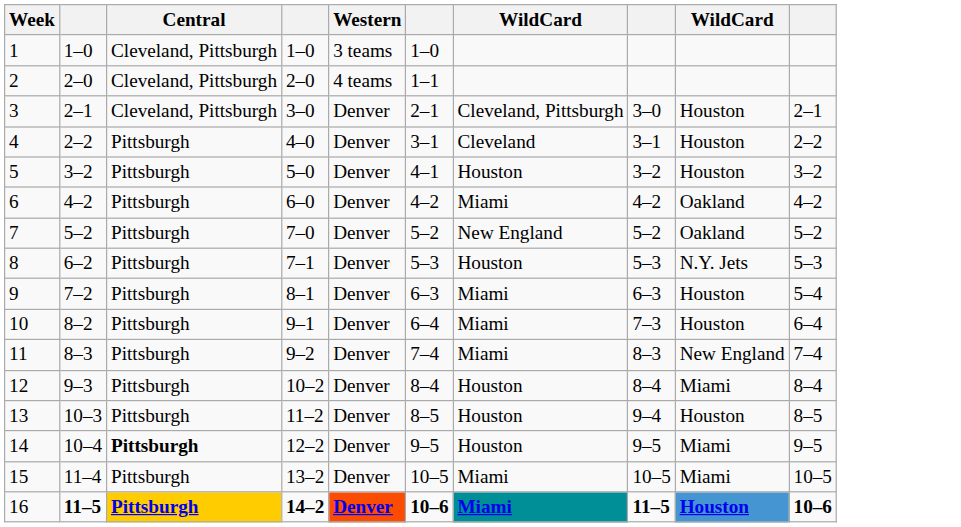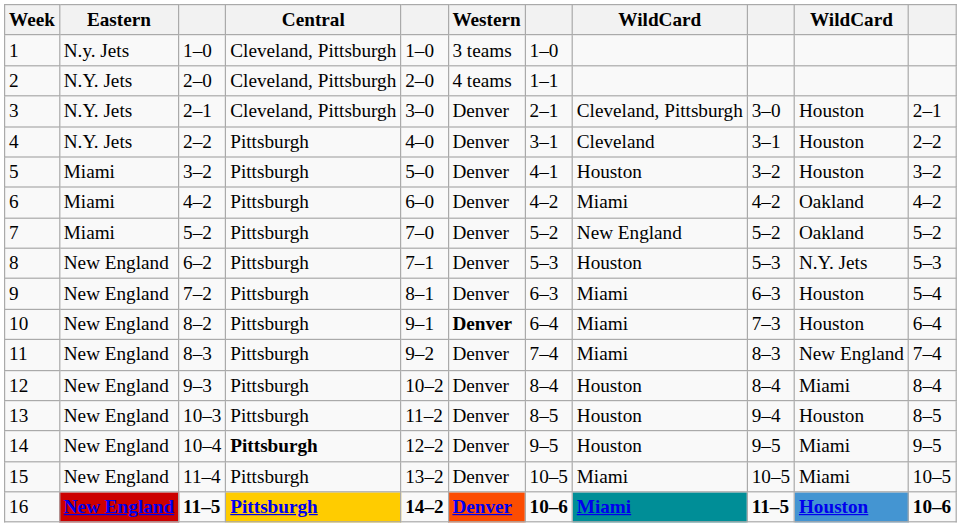+ column: (119, 19)
(361, 324) normal -> (482, 324) bold
